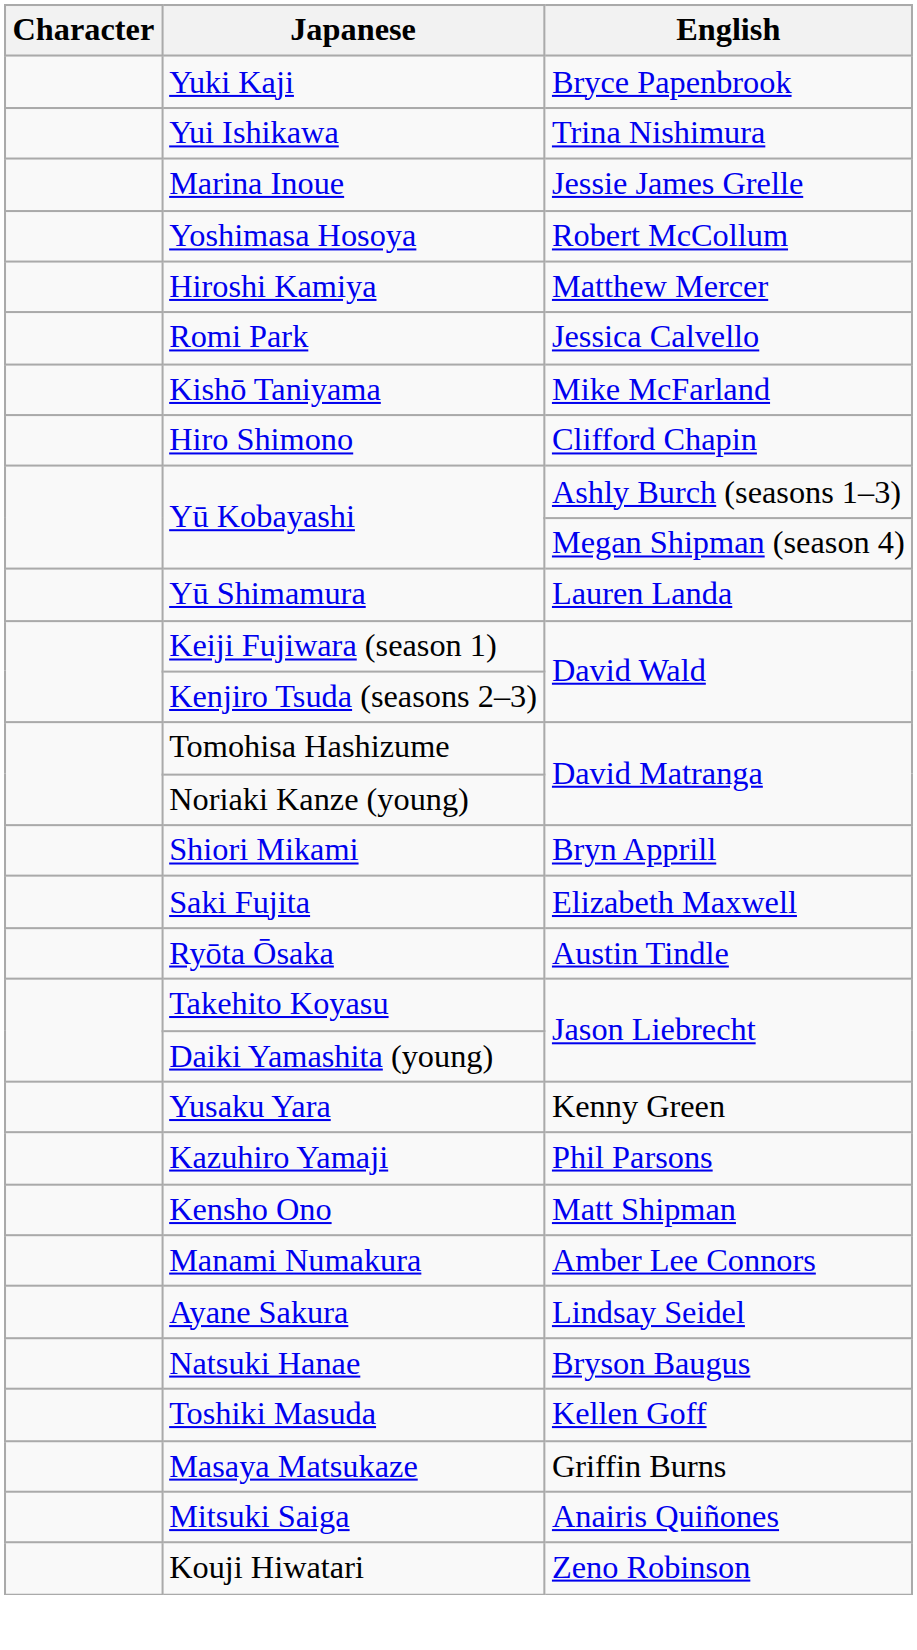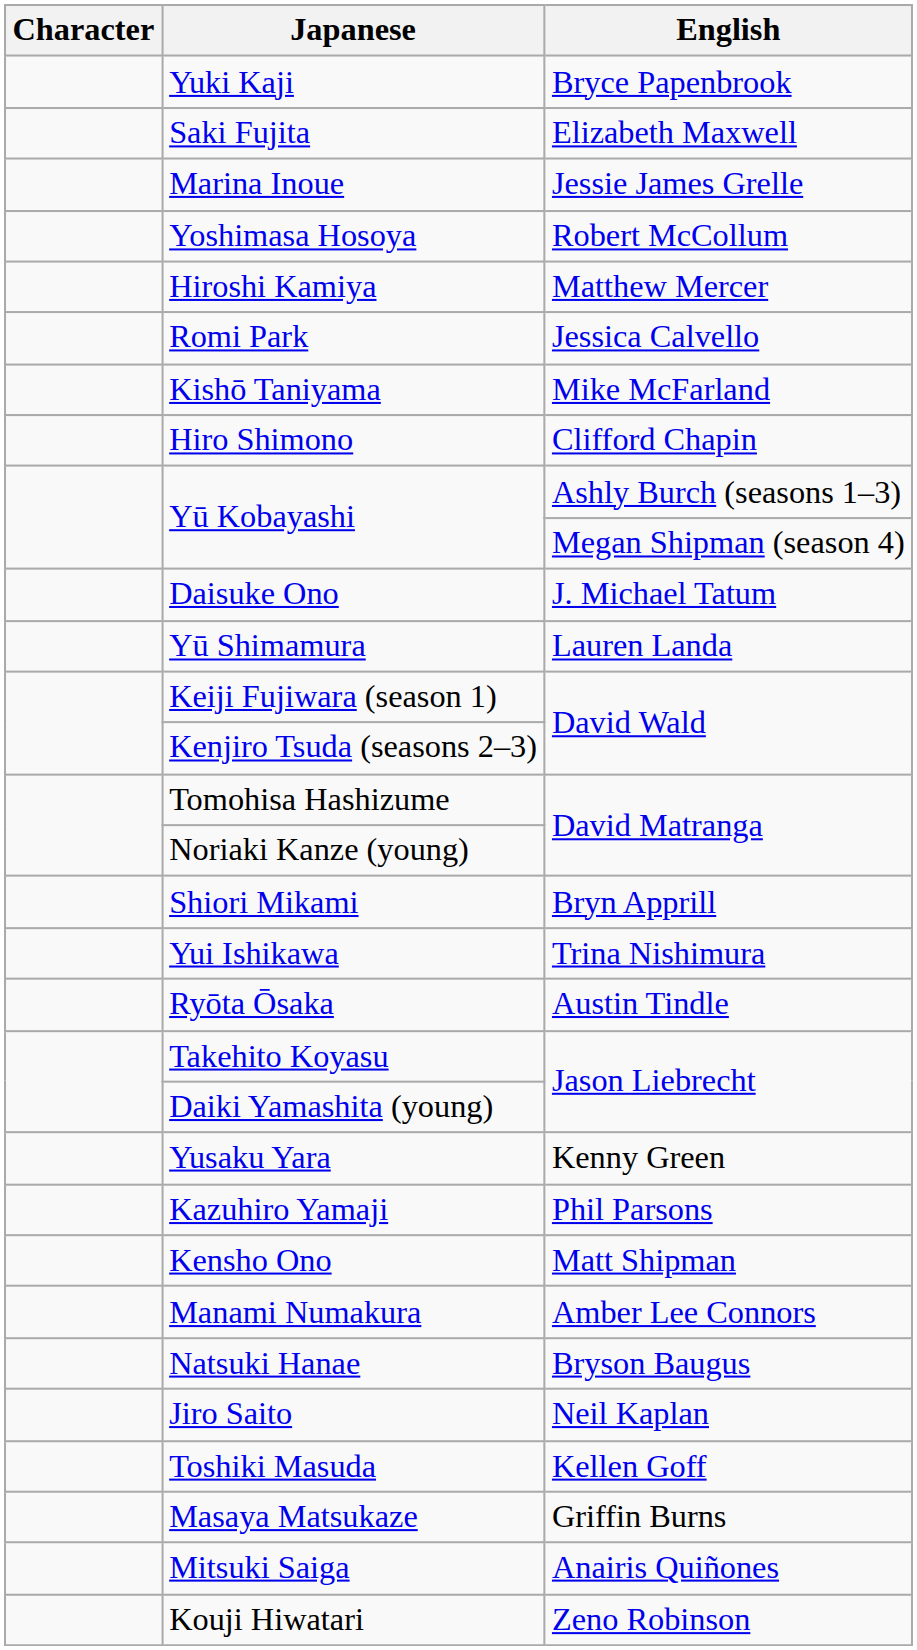rows swapped: (254, 132) <-> (240, 901)
+ row: (254, 593)
- row: (259, 1311)
+ row: (231, 1414)
